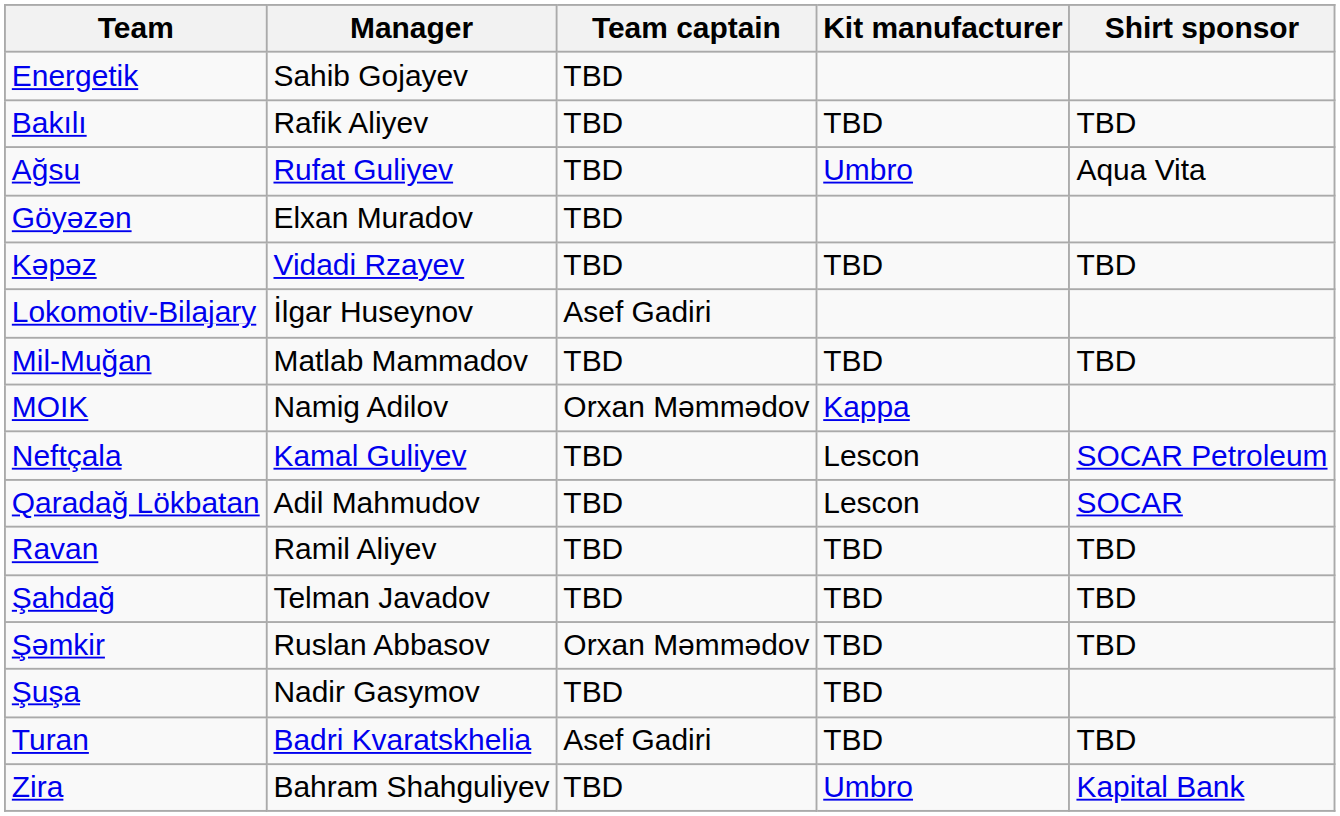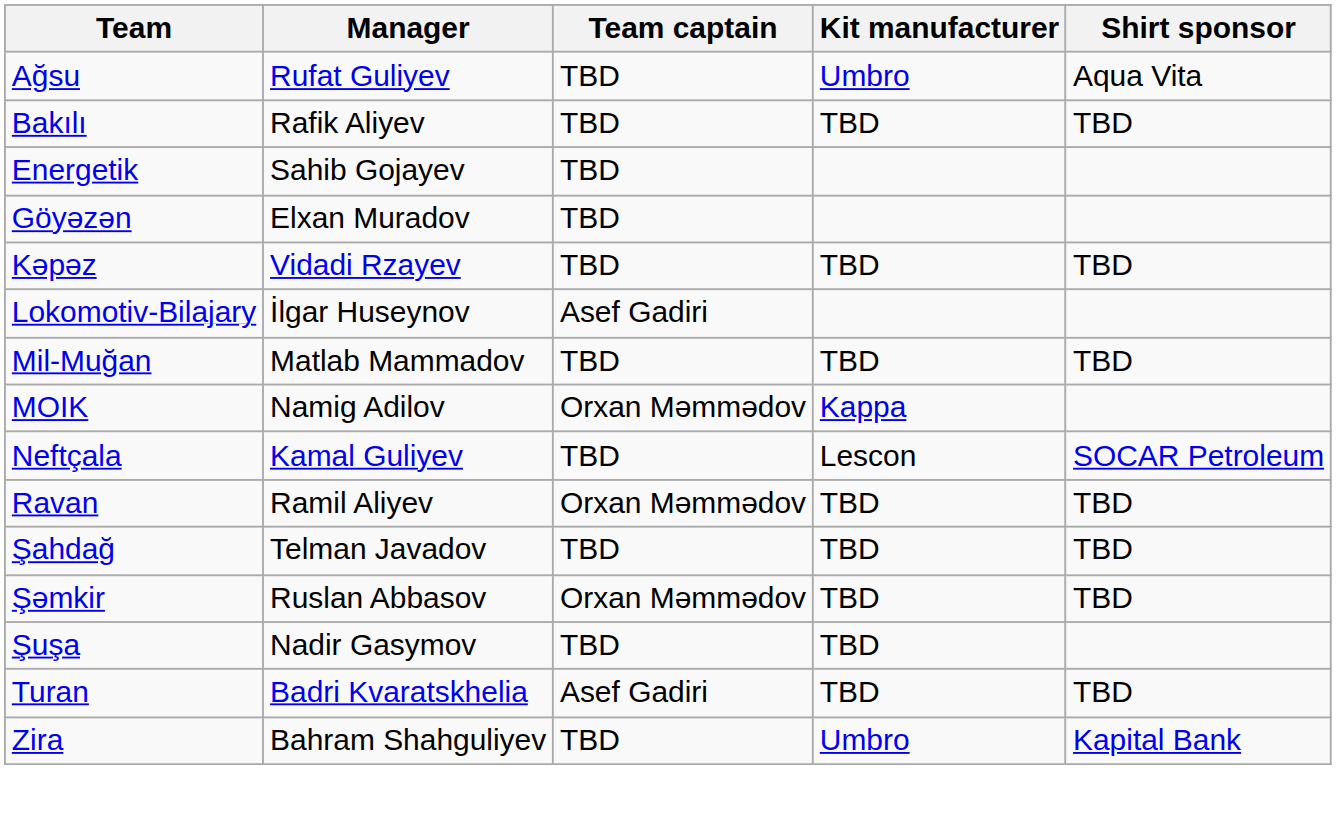rows swapped: (46, 170) <-> (75, 75)
- row: (136, 502)
(593, 550) TBD -> (683, 502) Orxan Məmmədov
